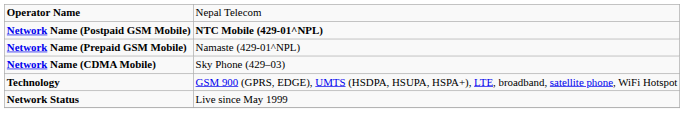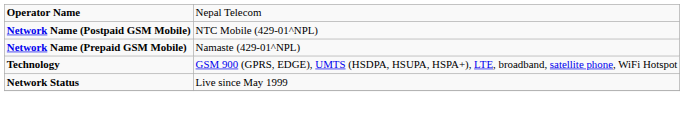(259, 30) bold -> (257, 30) normal
- row: (81, 64)
